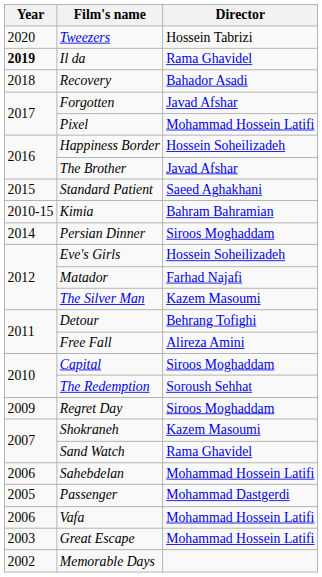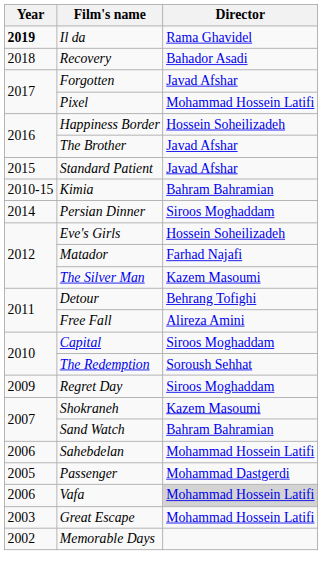- row: (85, 37)
(214, 189) Saeed Aghakhani -> (202, 168) Javad Afshar
(209, 451) Rama Ghavidel -> (220, 430) Bahram Bahramian
(240, 517) no background -> (240, 495) lightgrey background
